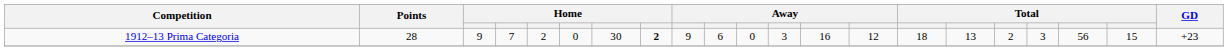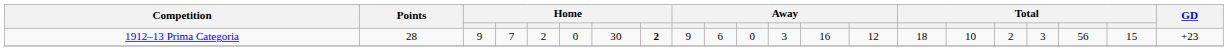(970, 37) 13 -> (970, 37) 10
